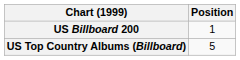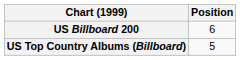(212, 30) 1 -> (212, 30) 6
